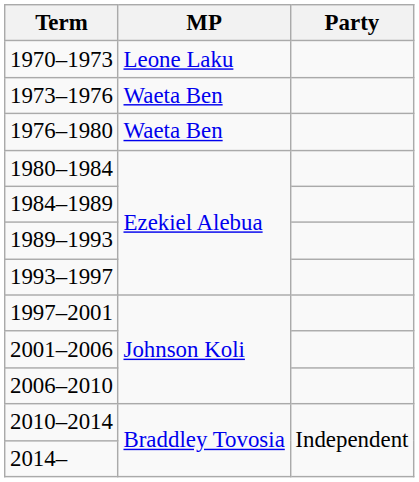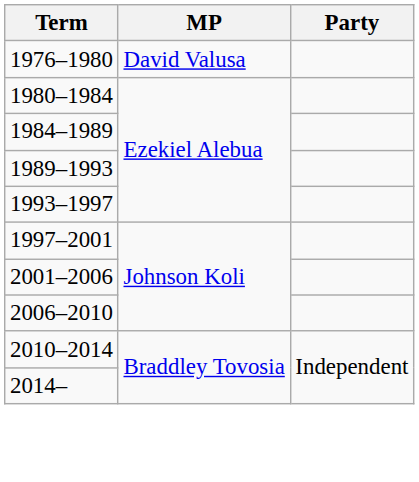- row: (61, 58)
- row: (61, 95)
(173, 131) Waeta Ben -> (185, 58) David Valusa
